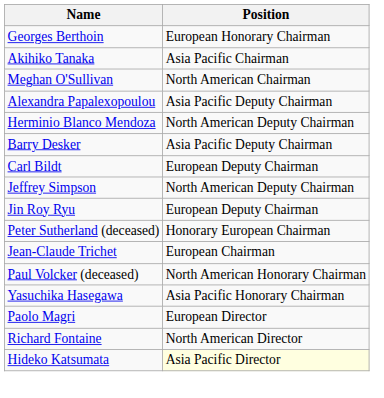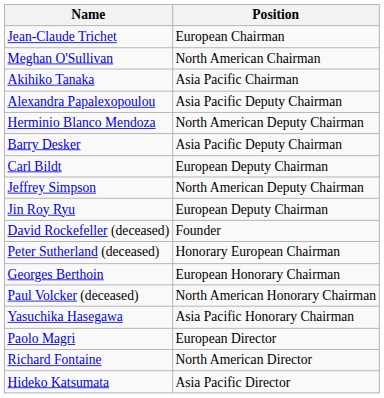rows swapped: (62, 252) <-> (56, 36)
rows swapped: (60, 79) <-> (51, 58)
+ row: (88, 230)
(223, 360) lightyellow background -> (233, 381) no background
